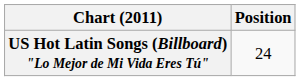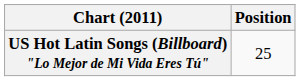(263, 52) 24 -> (263, 52) 25
